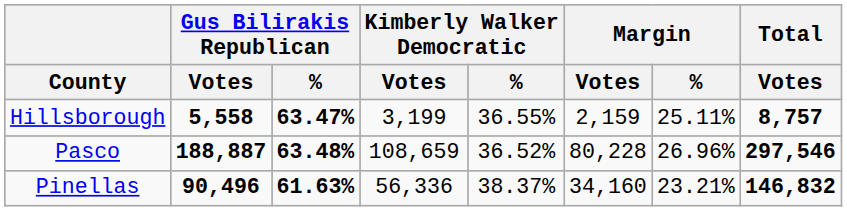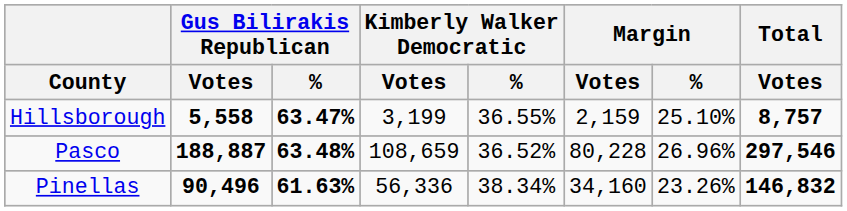(696, 118) 25.11% -> (696, 118) 25.10%
(516, 188) 38.37% -> (516, 188) 38.34%
(696, 188) 23.21% -> (696, 188) 23.26%
